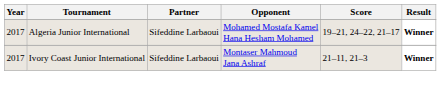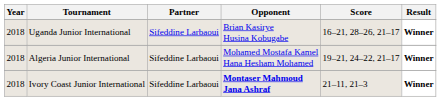+ row: (80, 32)
(16, 32) 2017 -> (16, 58) 2018
(16, 58) 2017 -> (16, 84) 2018
(260, 58) normal -> (263, 84) bold
